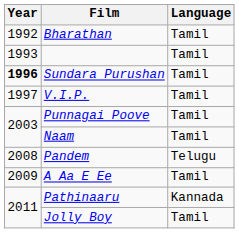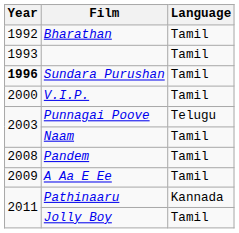(23, 96) 1997 -> (23, 96) 2000
(190, 117) Tamil -> (193, 117) Telugu
(193, 157) Telugu -> (190, 157) Tamil
